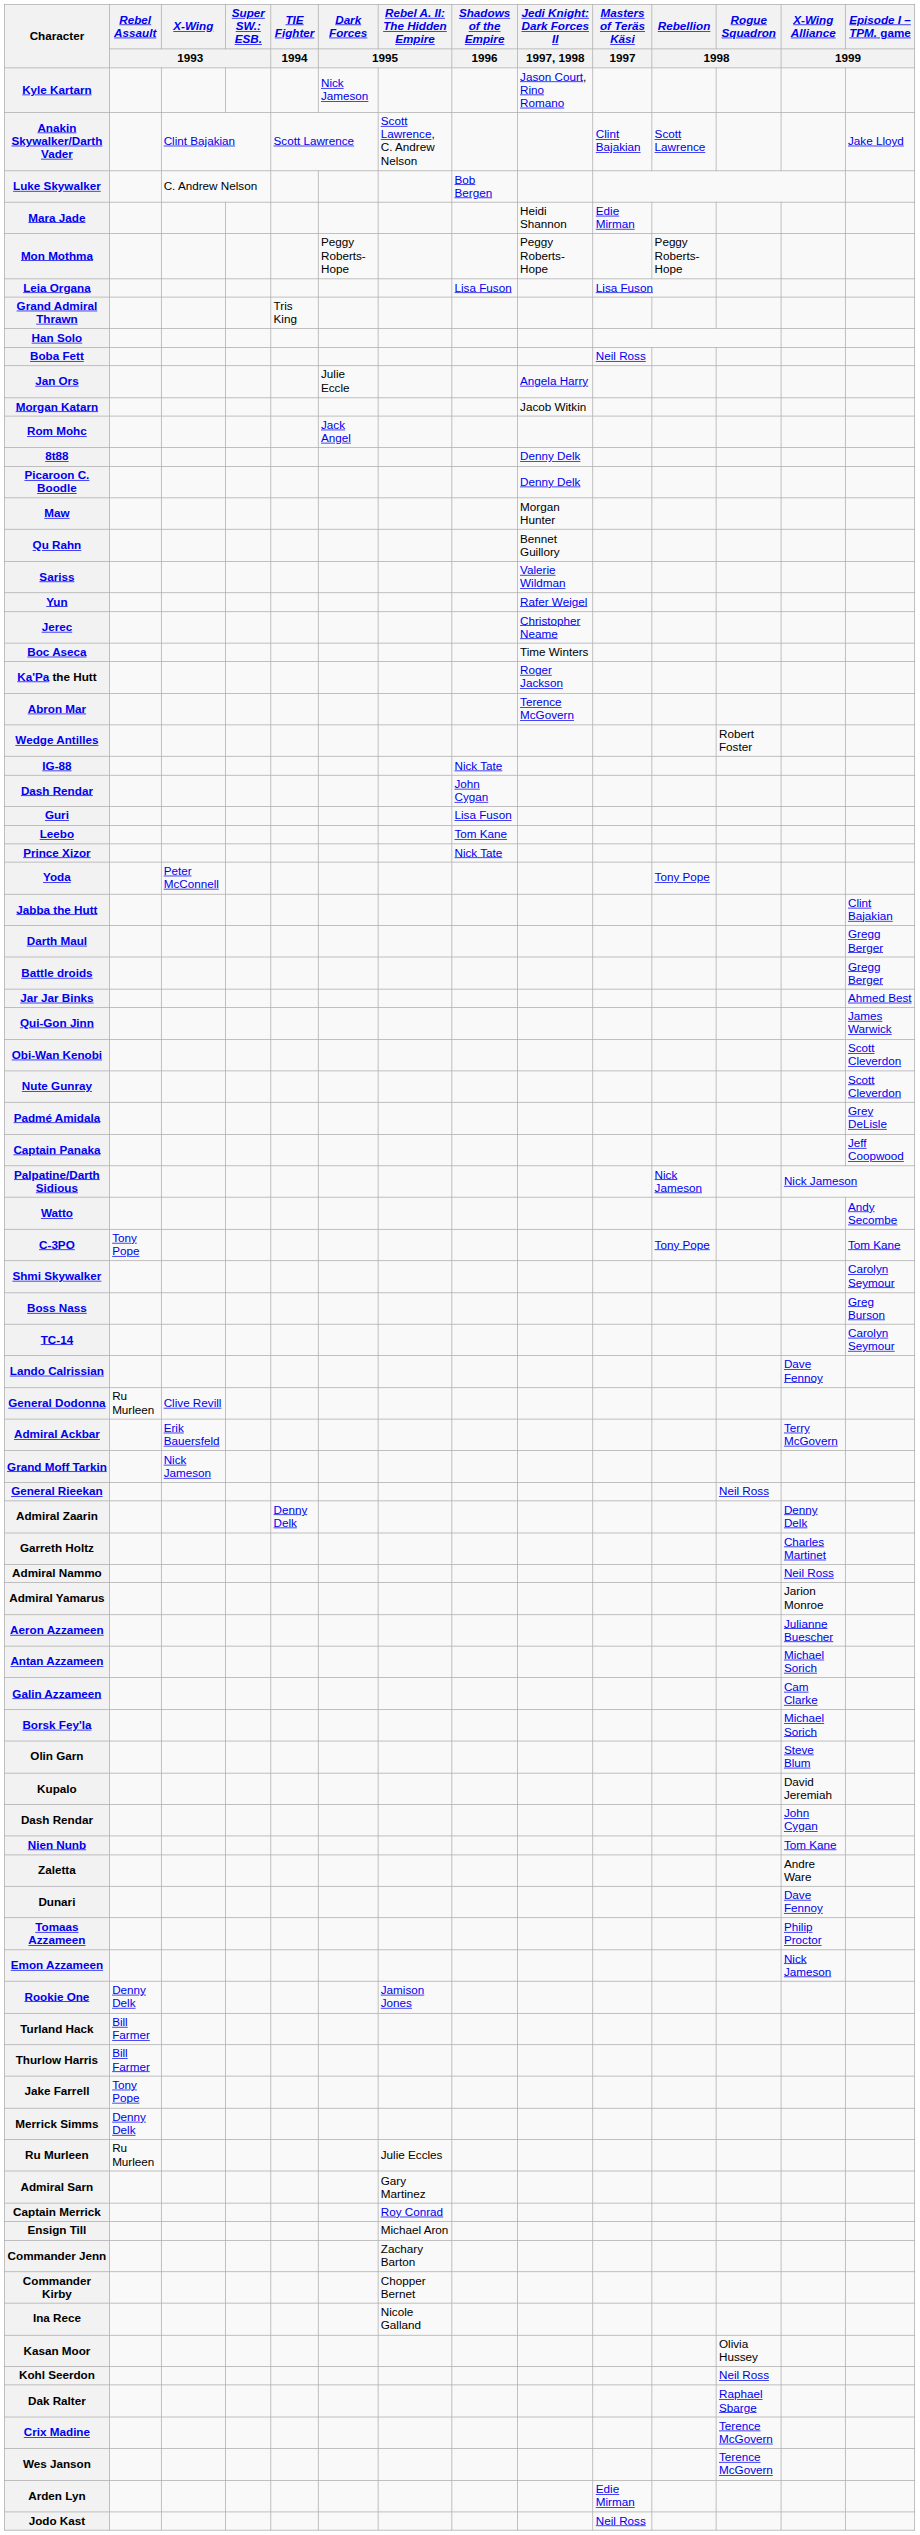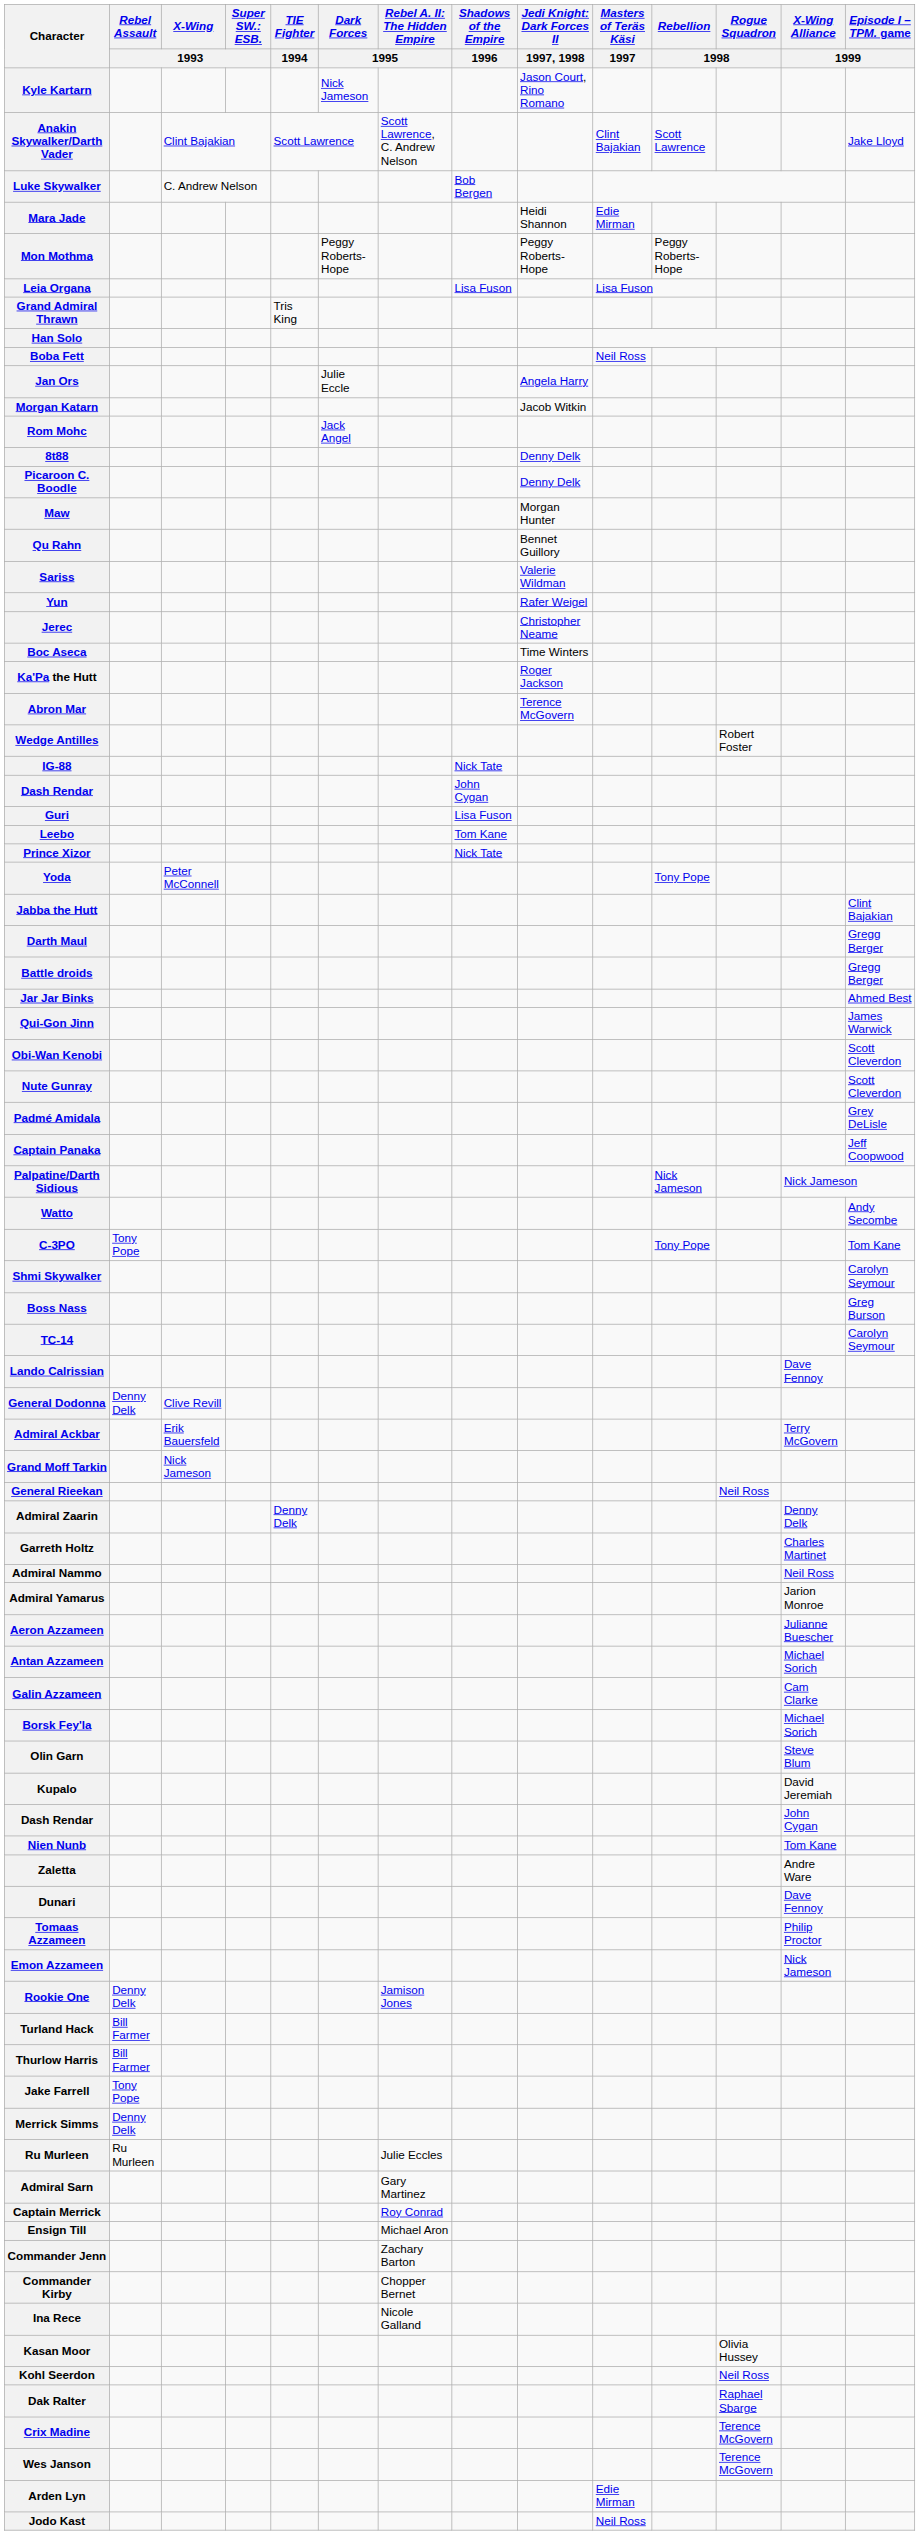(133, 1403) Ru Murleen -> (129, 1403) Denny Delk
